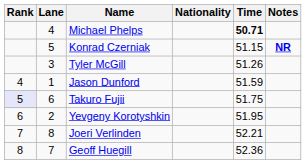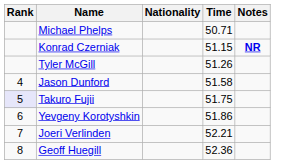- column: (51, 13)
(249, 30) bold -> (219, 30) normal
(249, 82) 51.59 -> (219, 82) 51.58
(249, 116) 51.95 -> (219, 116) 51.86
